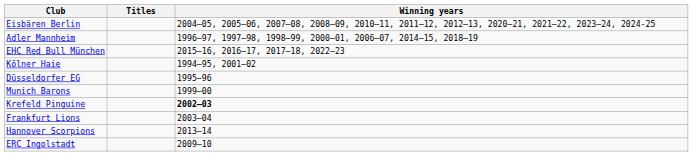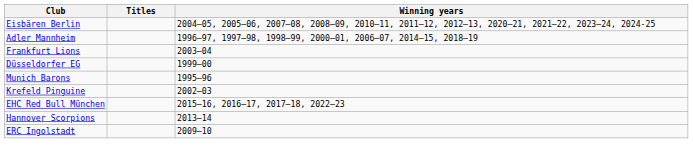rows swapped: (56, 51) <-> (43, 118)
- row: (33, 64)
(194, 78) 1995–96 -> (194, 64) 1999–00
(194, 91) 1999–00 -> (194, 78) 1995–96
(194, 104) bold -> (194, 91) normal
